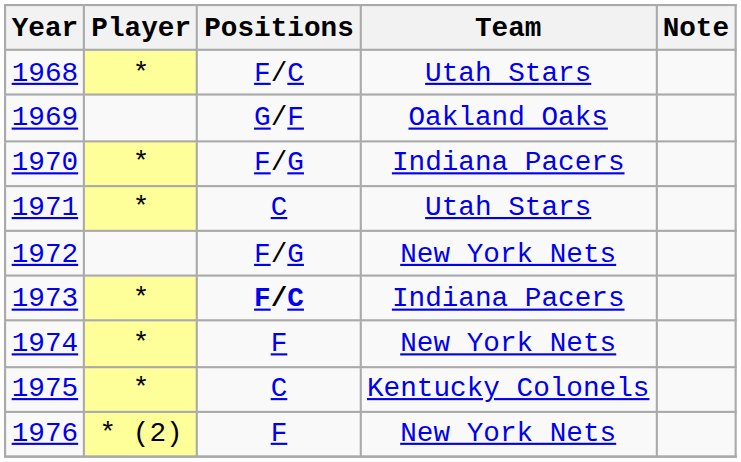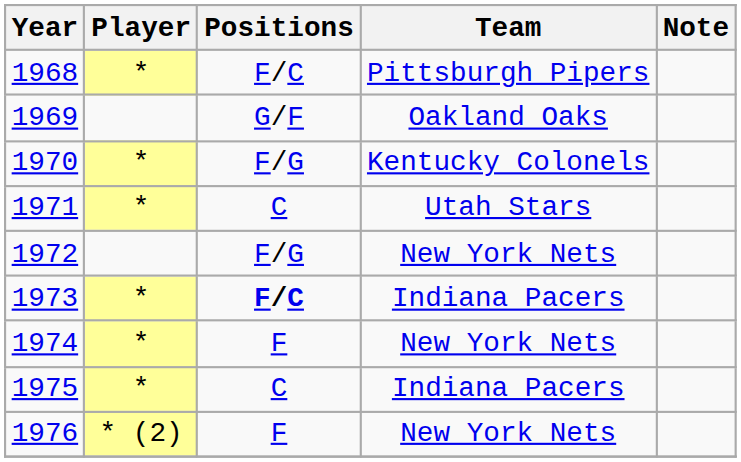(508, 73) Utah Stars -> (508, 73) Pittsburgh Pipers
(508, 163) Indiana Pacers -> (508, 163) Kentucky Colonels
(508, 389) Kentucky Colonels -> (508, 389) Indiana Pacers
